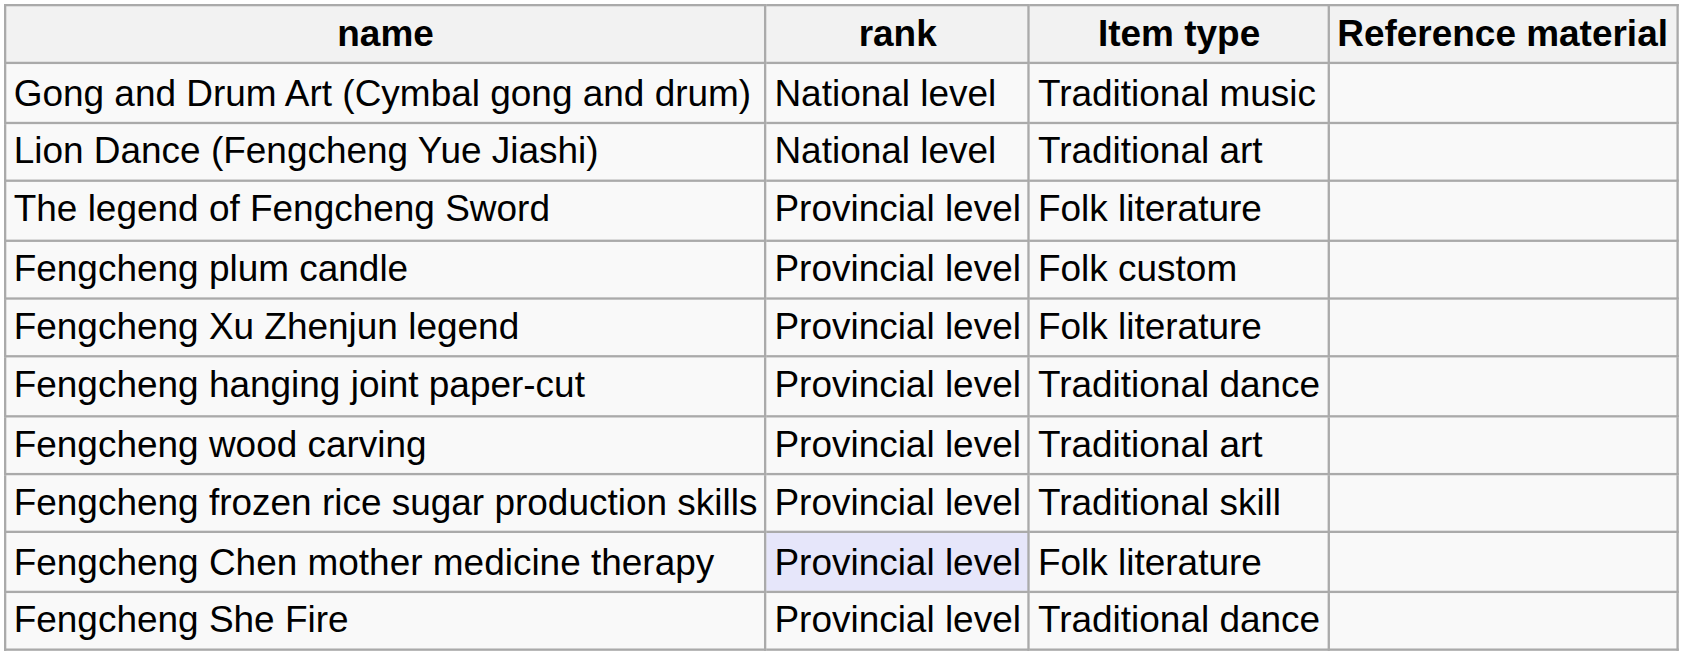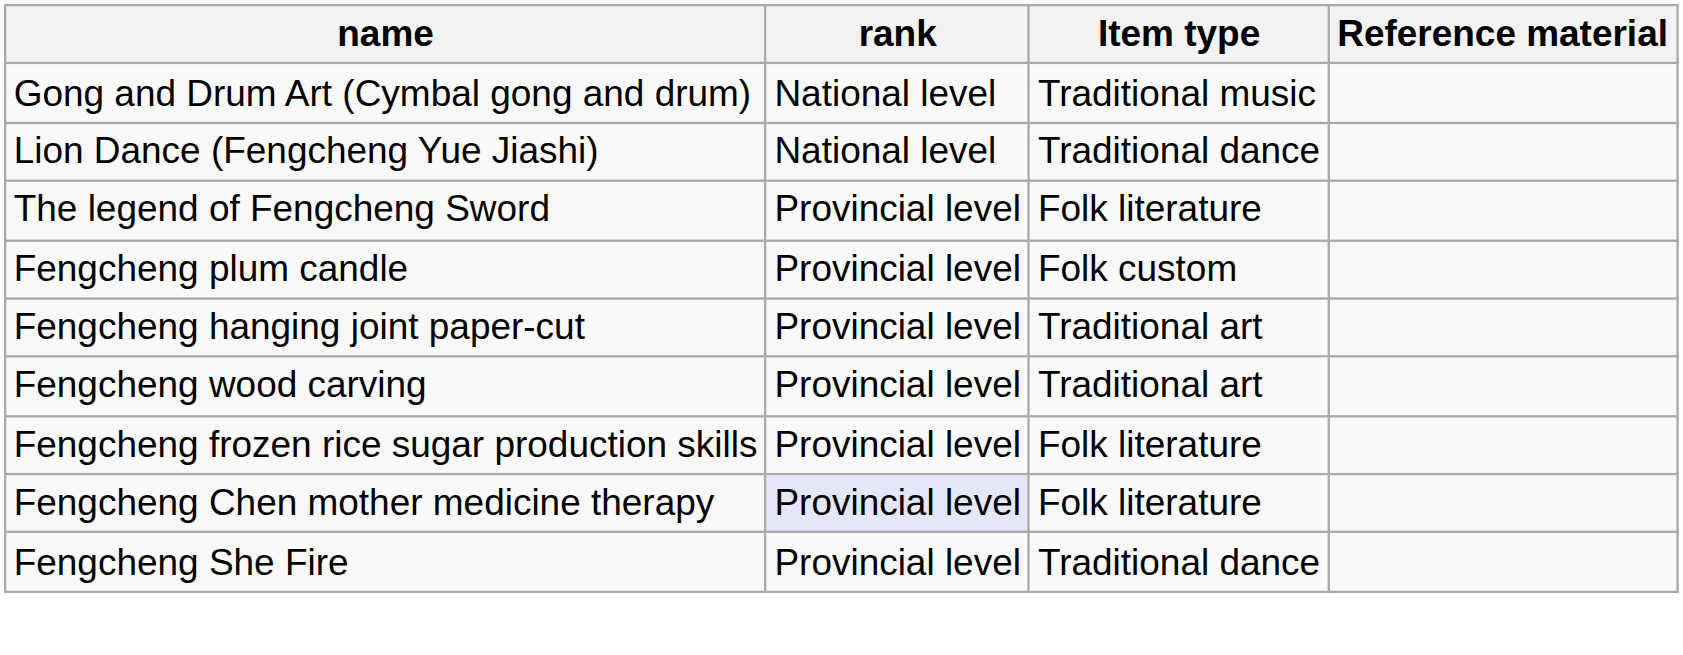(1150, 151) Traditional art -> (1179, 151) Traditional dance
- row: (266, 326)
(1179, 385) Traditional dance -> (1150, 326) Traditional art
(1160, 502) Traditional skill -> (1150, 444) Folk literature
